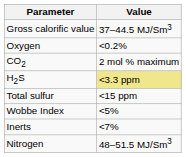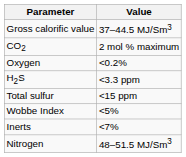rows swapped: (23, 45) <-> (16, 62)
(119, 79) khaki background -> (119, 79) no background
